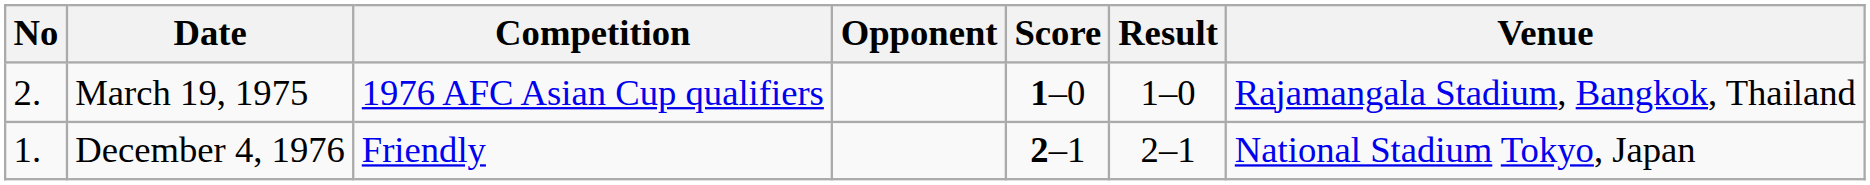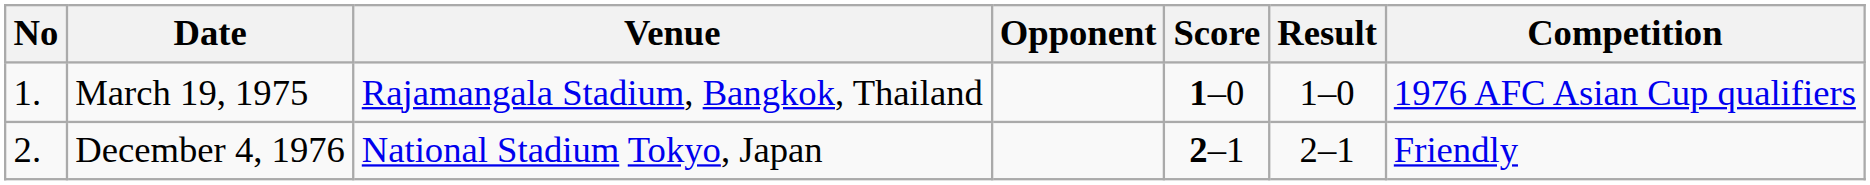columns swapped: (1545, 33) <-> (593, 33)
(27, 91) 2. -> (27, 91) 1.
(27, 149) 1. -> (27, 149) 2.
